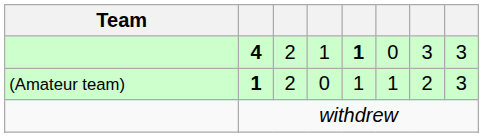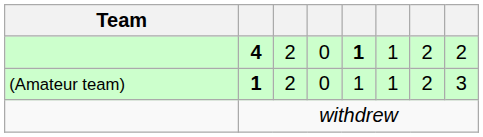(324, 52) 1 -> (324, 52) 0
(393, 52) 0 -> (393, 52) 1
(427, 52) 3 -> (427, 52) 2
(461, 52) 3 -> (461, 52) 2
